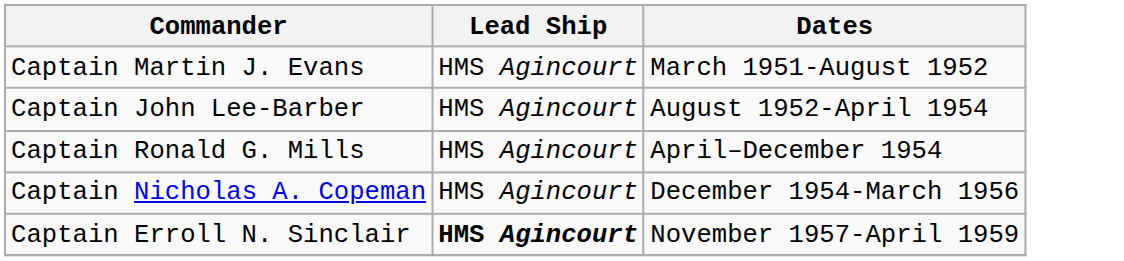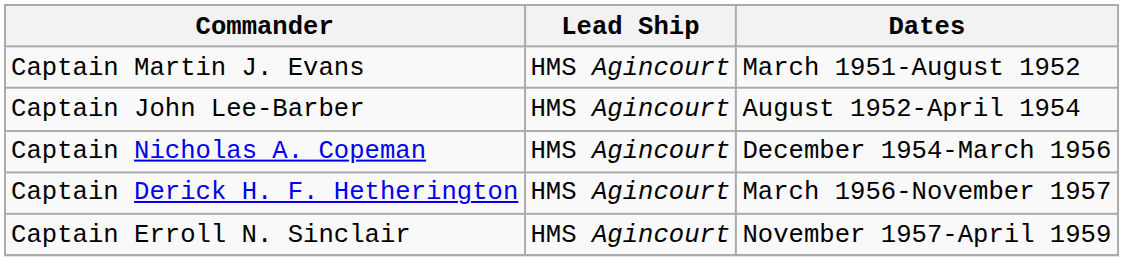- row: (188, 151)
+ row: (265, 193)
(538, 235) bold -> (630, 235) normal
